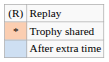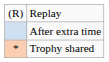rows swapped: (62, 31) <-> (65, 48)
